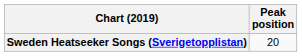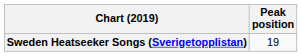(273, 42) 20 -> (273, 42) 19
